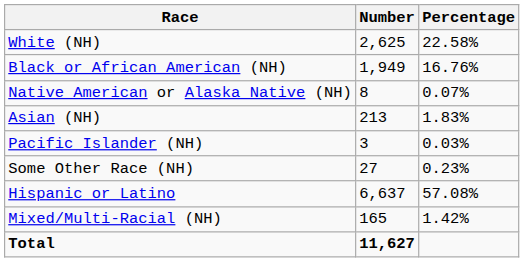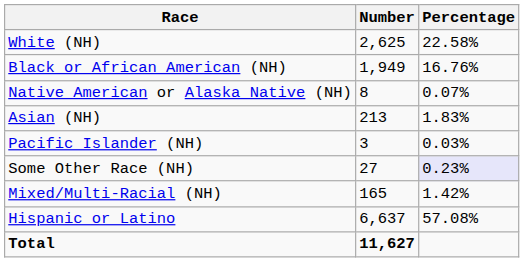(445, 168) no background -> (445, 168) lavender background
rows swapped: (115, 219) <-> (92, 194)
